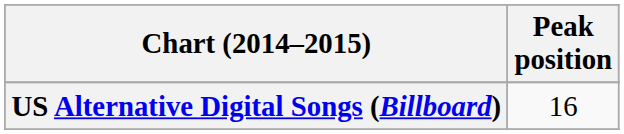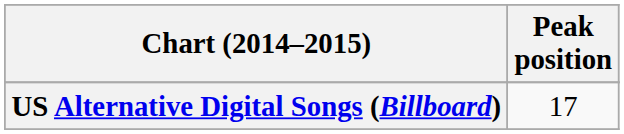(563, 105) 16 -> (563, 105) 17
